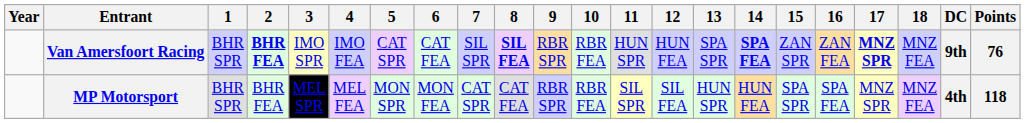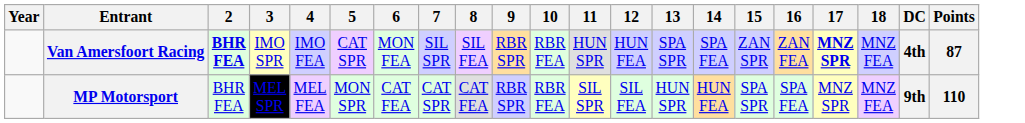- column: (228, 16)
(436, 51) CAT FEA -> (396, 51) MON FEA
(514, 51) bold -> (473, 51) normal
(755, 51) bold -> (714, 51) normal
(956, 51) 9th -> (915, 51) 4th
(995, 51) 76 -> (954, 51) 87
(436, 96) MON FEA -> (396, 96) CAT FEA
(956, 96) 4th -> (915, 96) 9th
(995, 96) 118 -> (954, 96) 110
